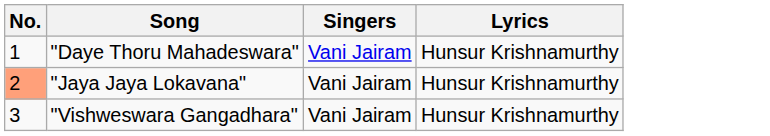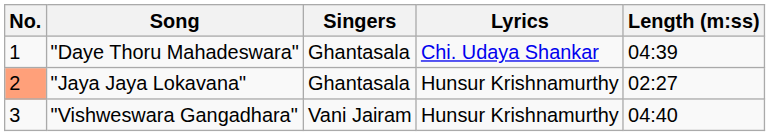+ column: (694, 21)
(360, 52) Vani Jairam -> (359, 52) Ghantasala
(520, 52) Hunsur Krishnamurthy -> (510, 52) Chi. Udaya Shankar
(360, 84) Vani Jairam -> (359, 84) Ghantasala
